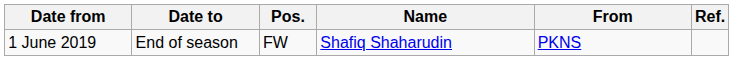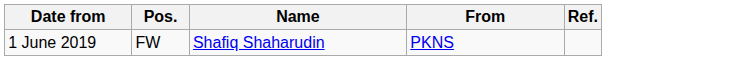- column: (196, 17)
